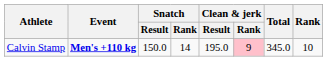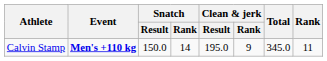(249, 47) pink background -> (249, 47) no background
(308, 47) 10 -> (308, 47) 11
